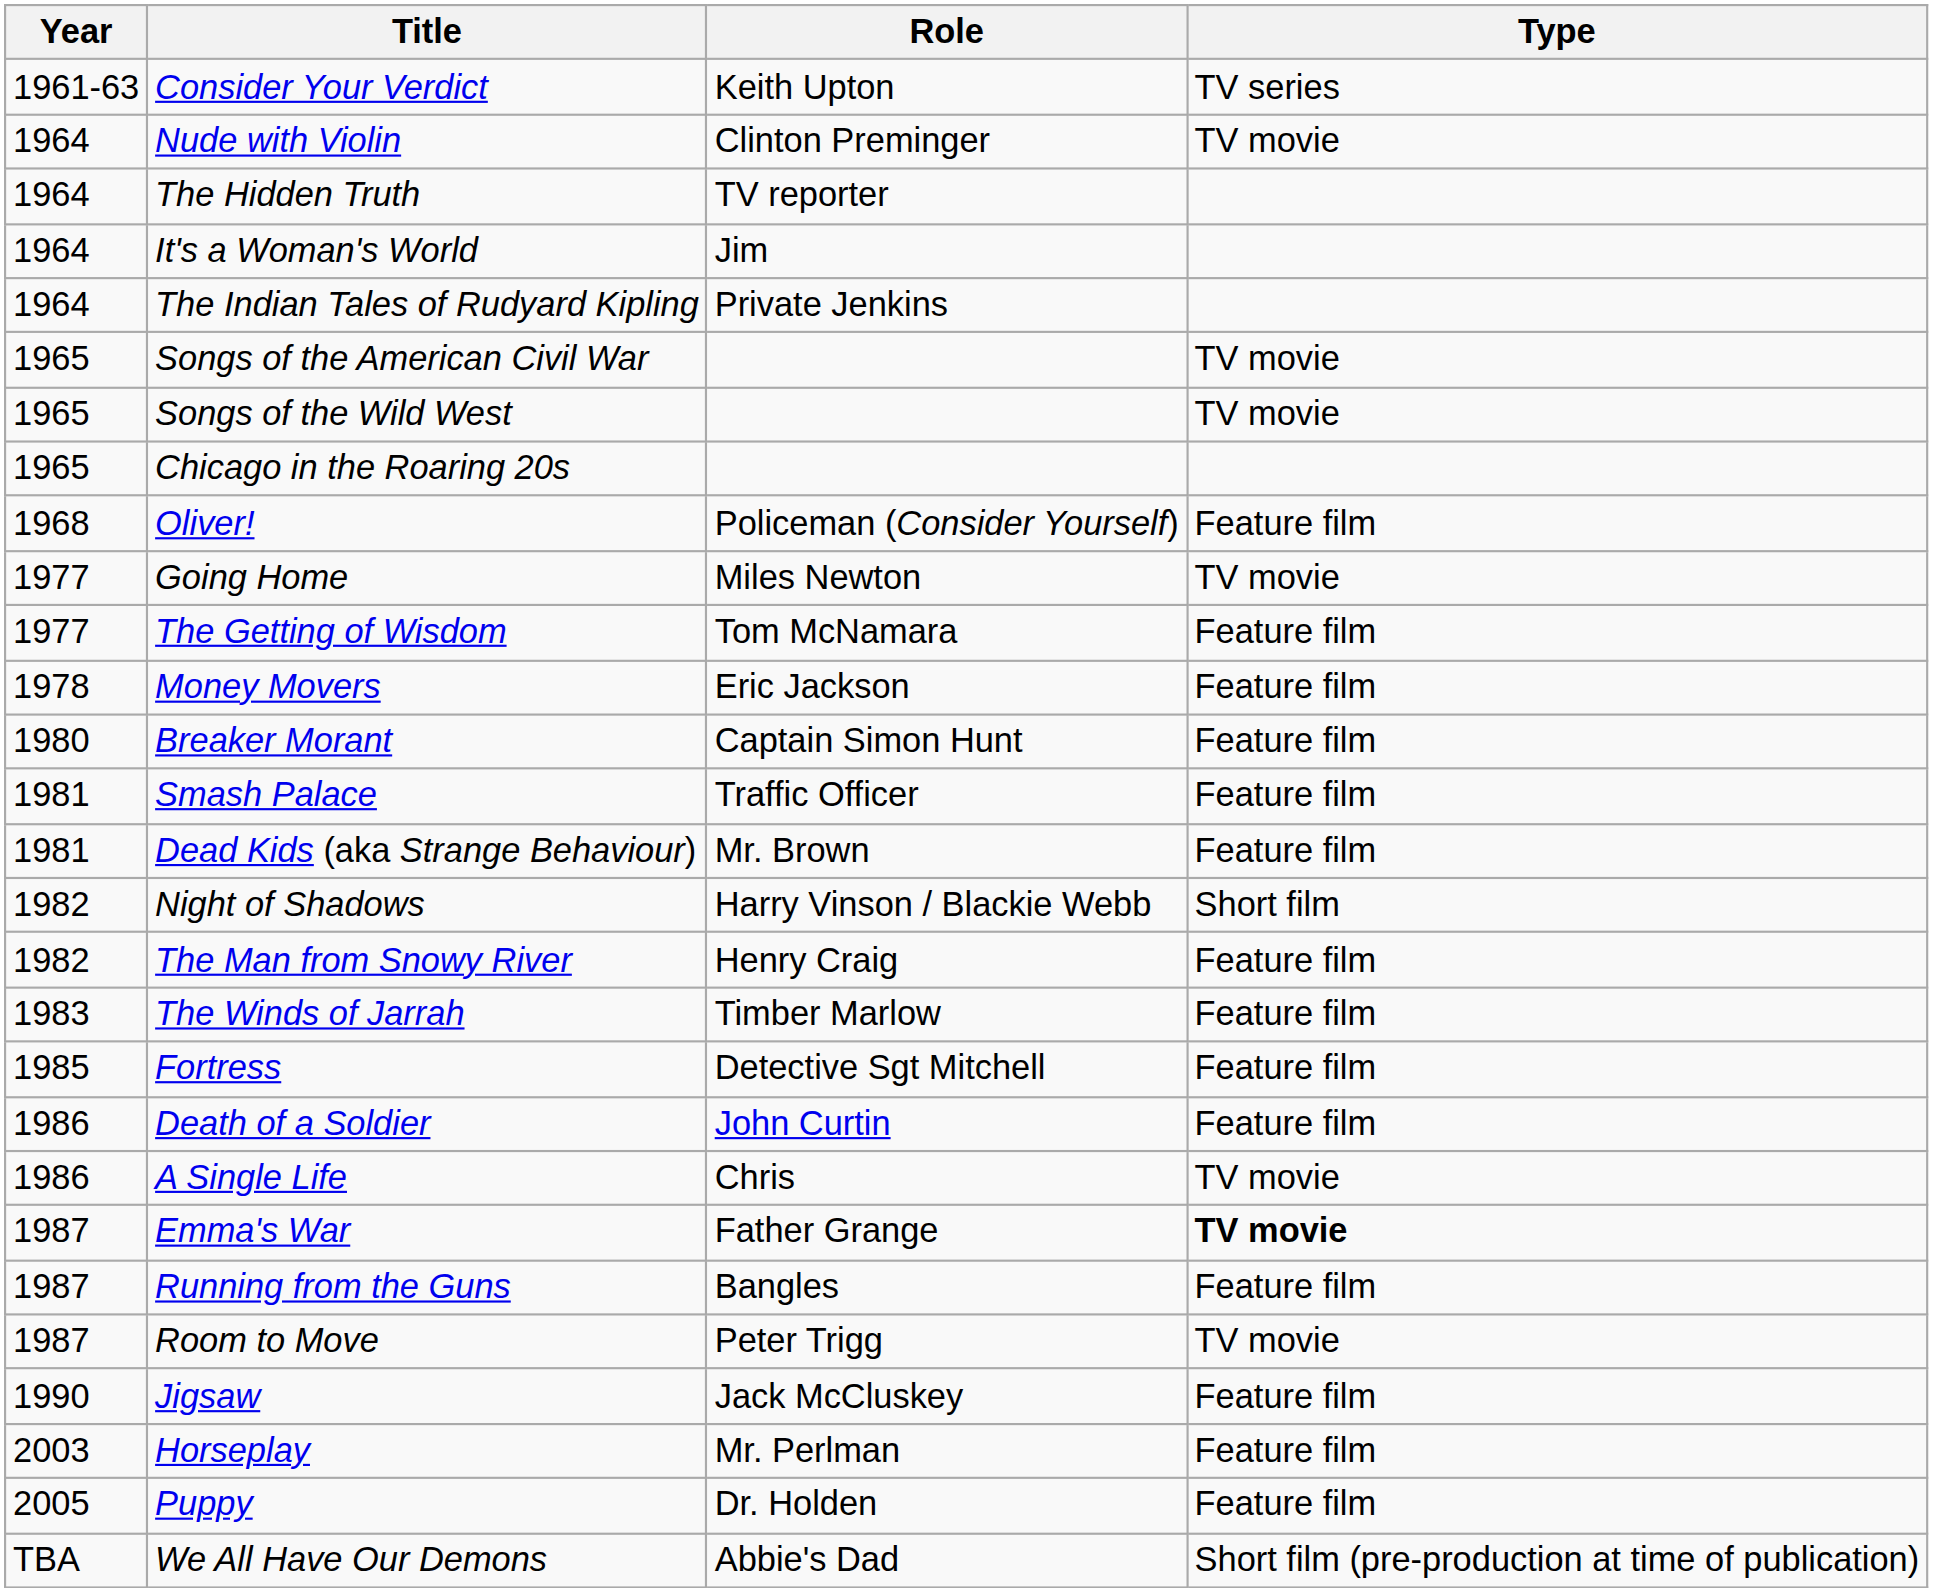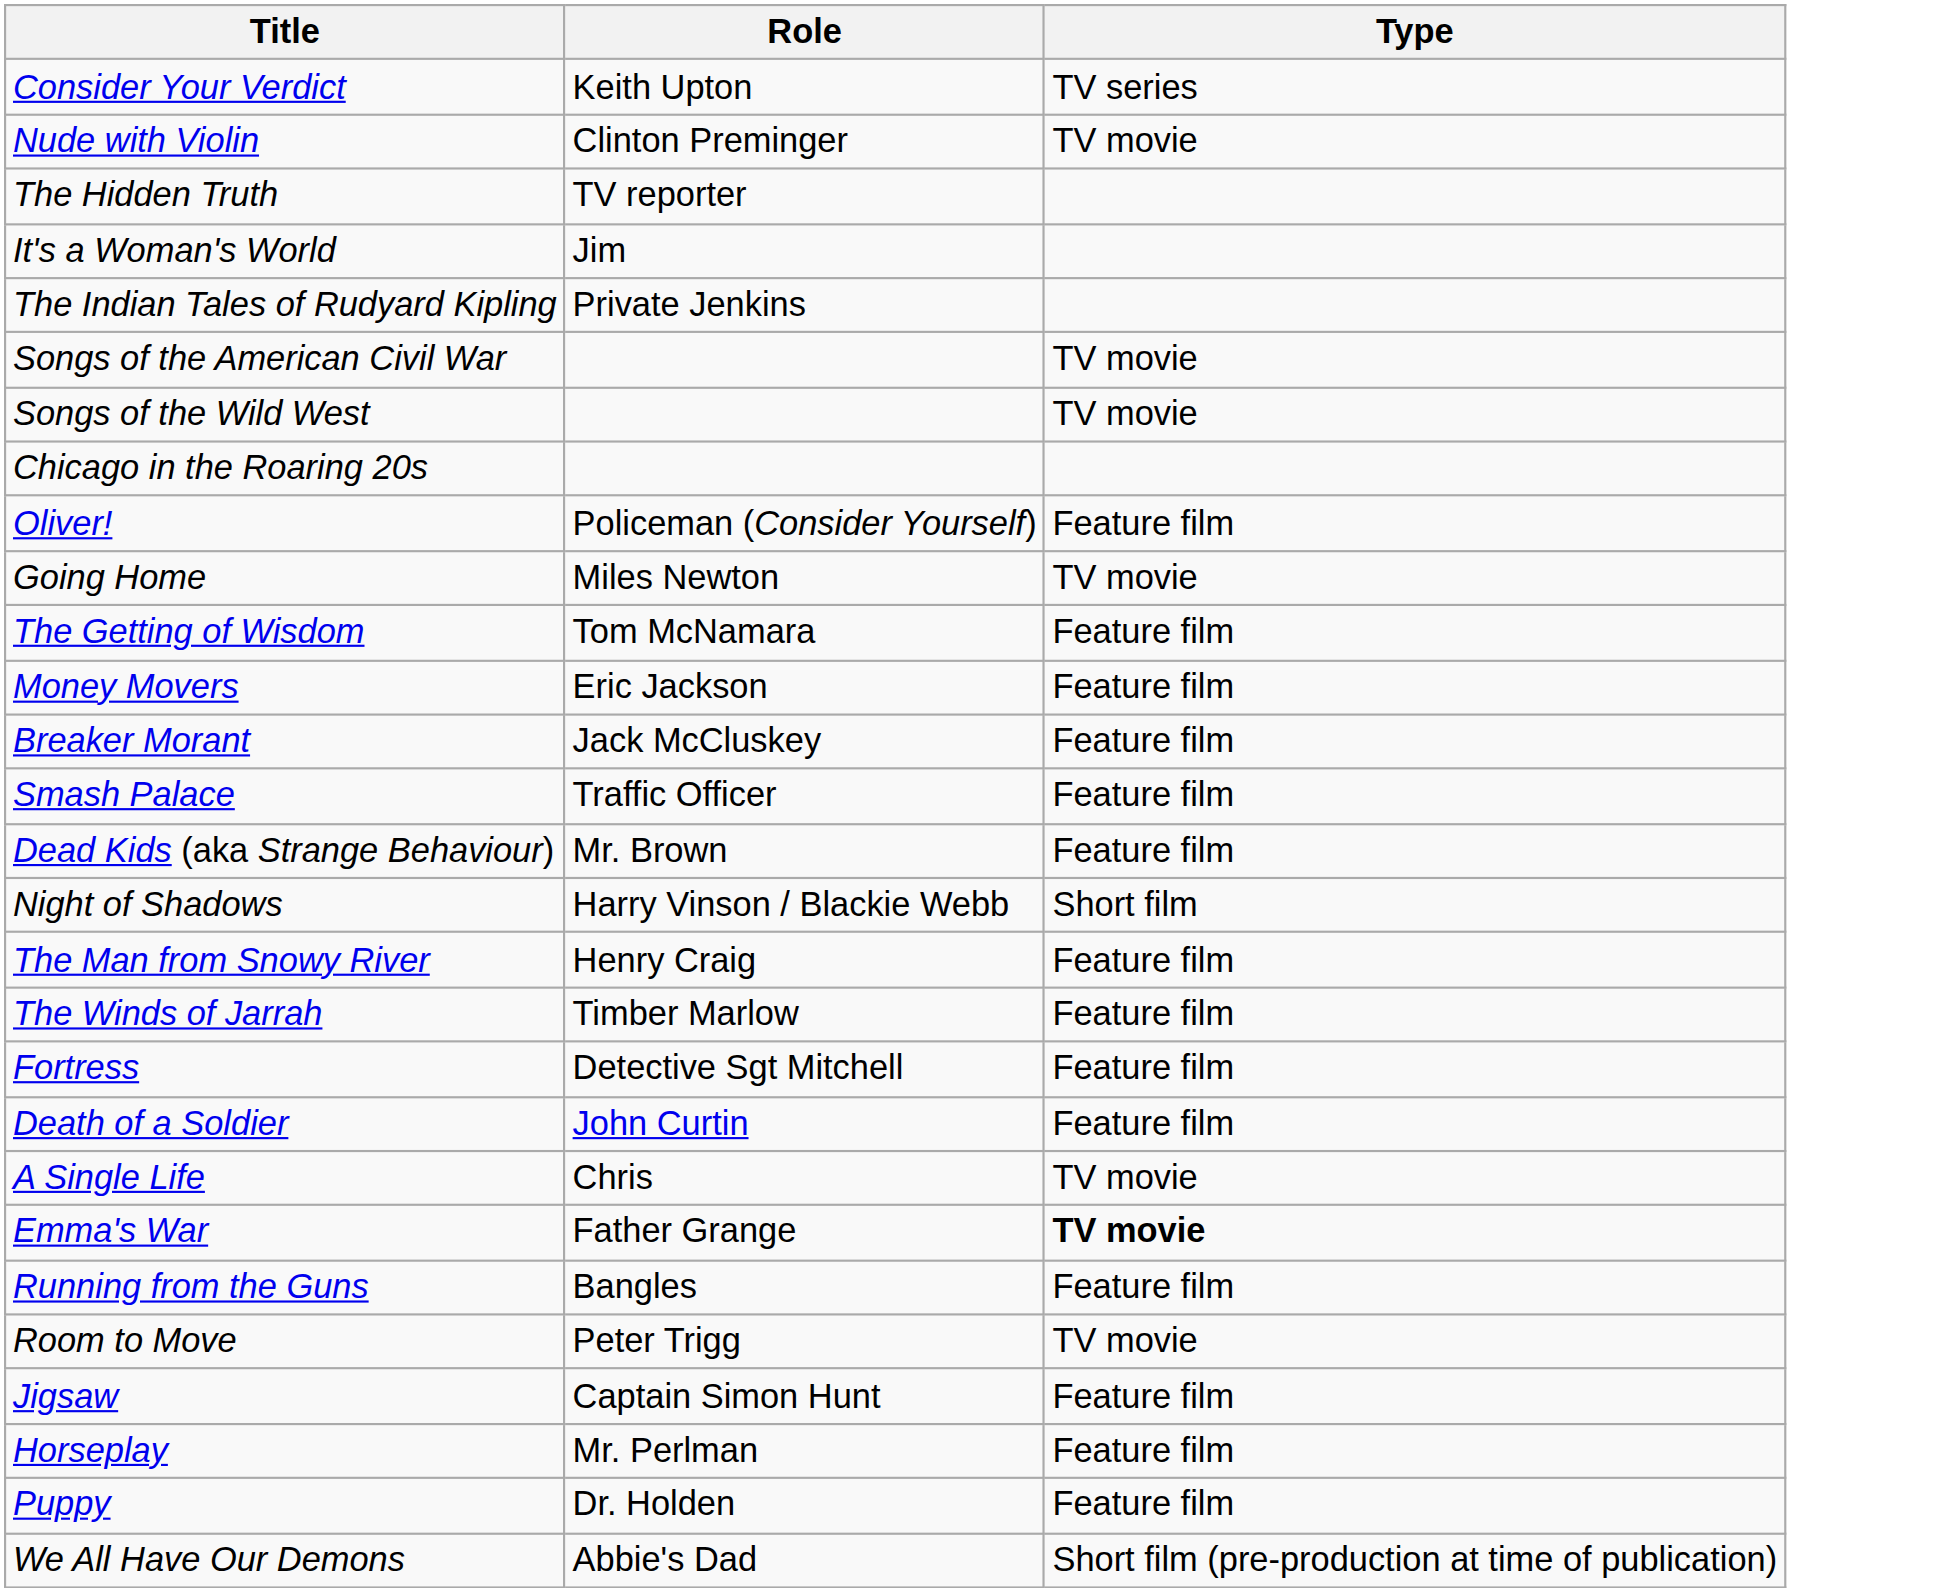- column: (76, 31)
(869, 741) Captain Simon Hunt -> (697, 741) Jack McCluskey
(839, 1395) Jack McCluskey -> (727, 1395) Captain Simon Hunt
